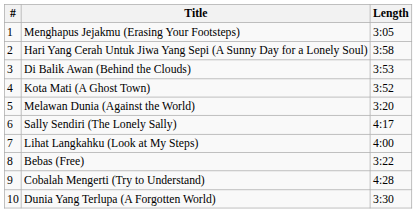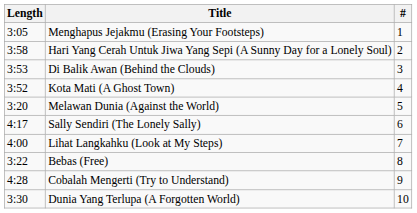columns swapped: (13, 13) <-> (391, 13)
